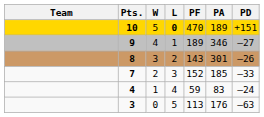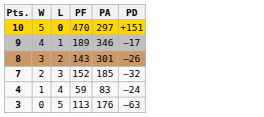- column: (61, 12)
(219, 28) 189 -> (105, 28) 297
(246, 43) –27 -> (132, 43) –17
(246, 74) –33 -> (132, 74) –32
